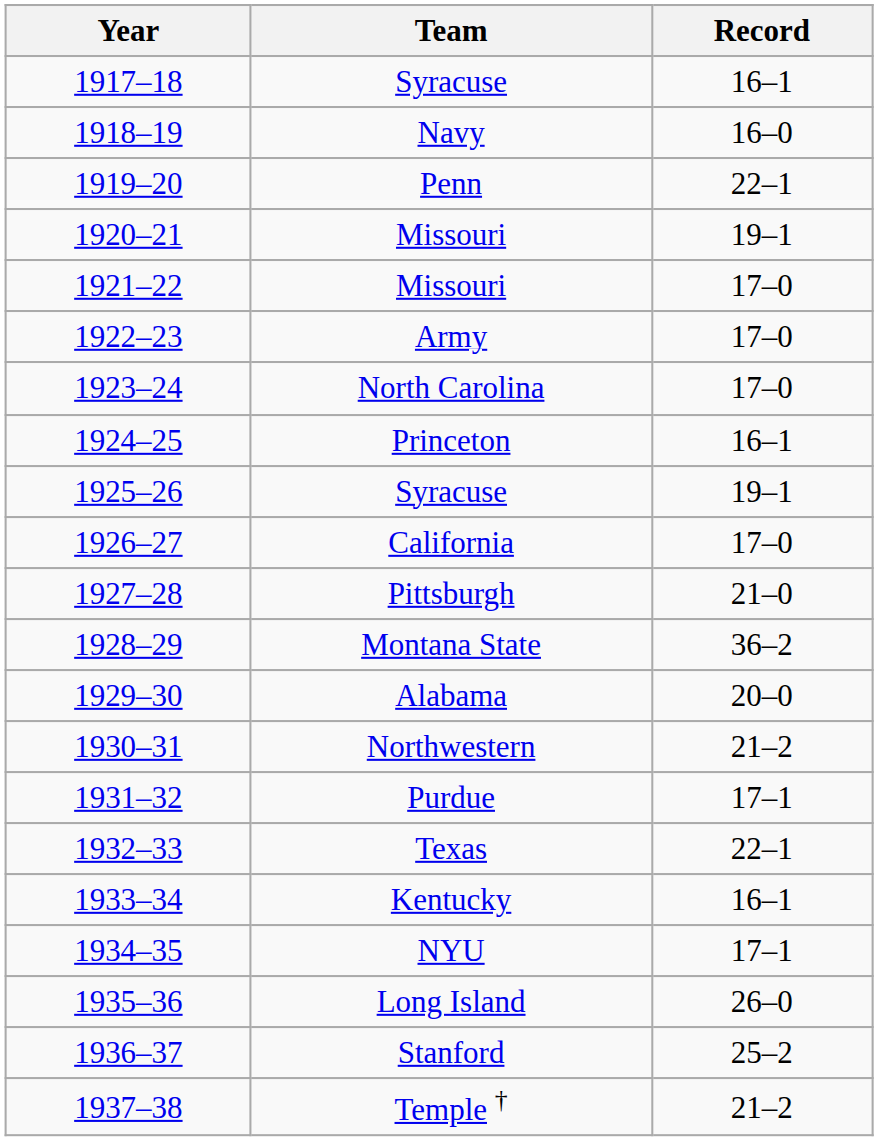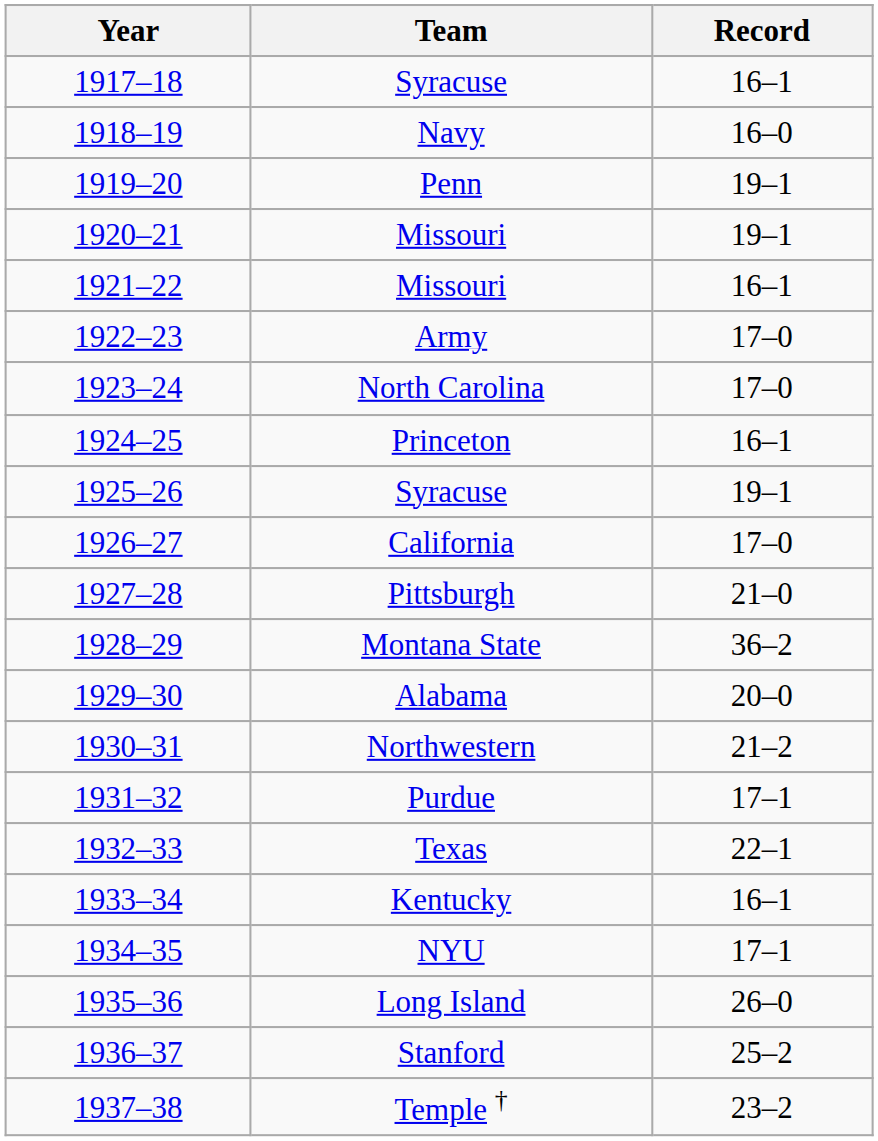(762, 183) 22–1 -> (762, 183) 19–1
(762, 285) 17–0 -> (762, 285) 16–1
(762, 1106) 21–2 -> (762, 1106) 23–2
